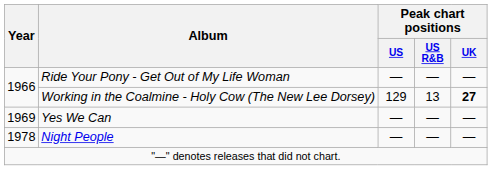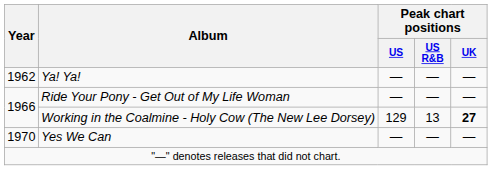+ row: (61, 77)
(21, 117) 1969 -> (21, 137) 1970
- row: (77, 137)
